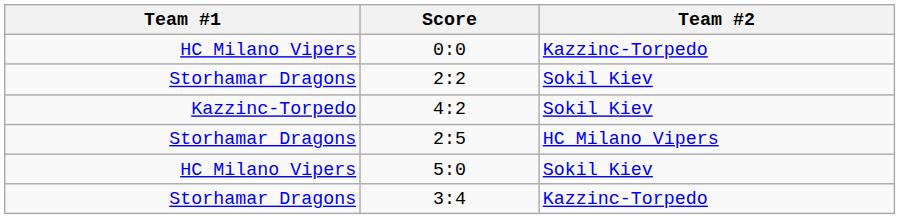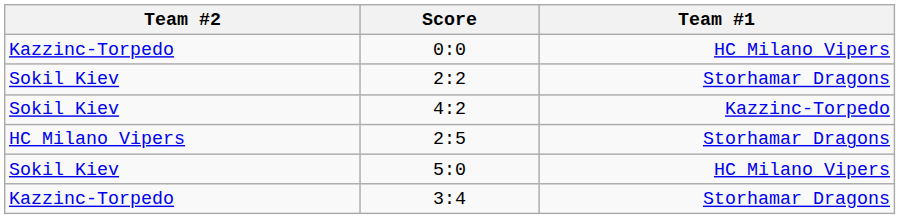columns swapped: (183, 20) <-> (716, 20)
